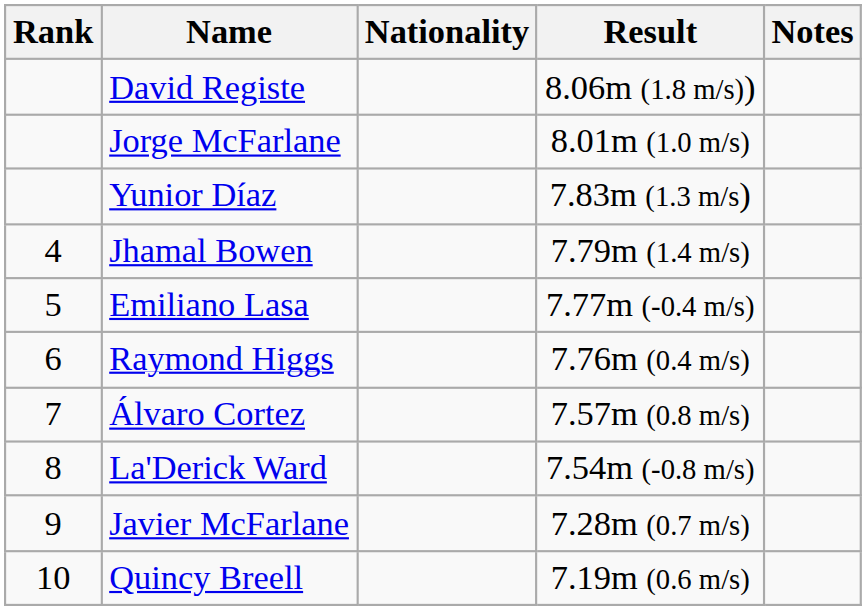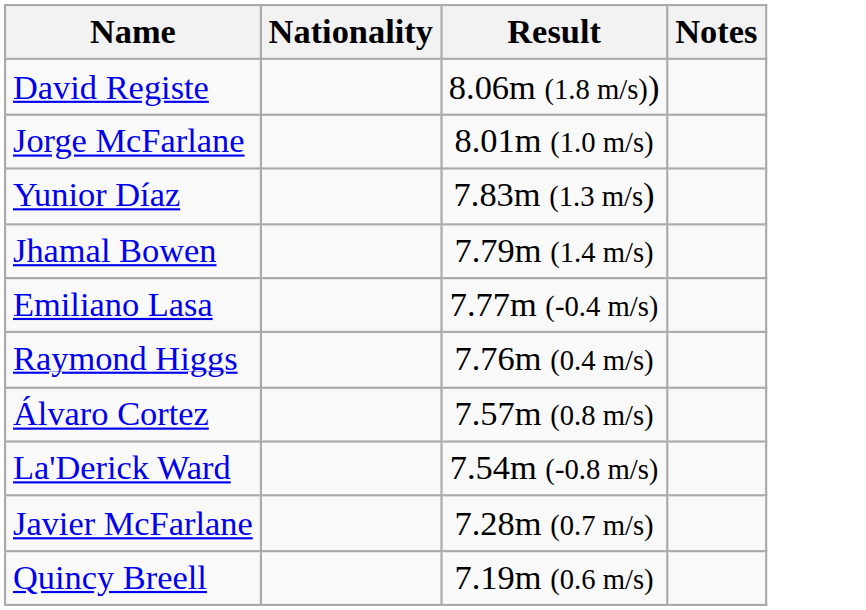- column: (53, 31)
